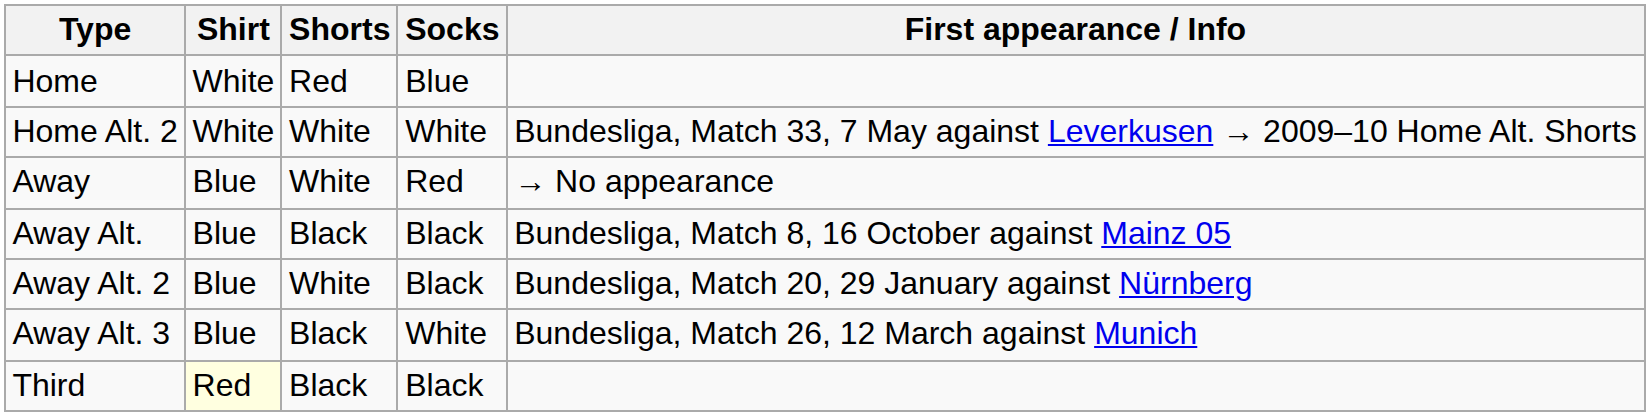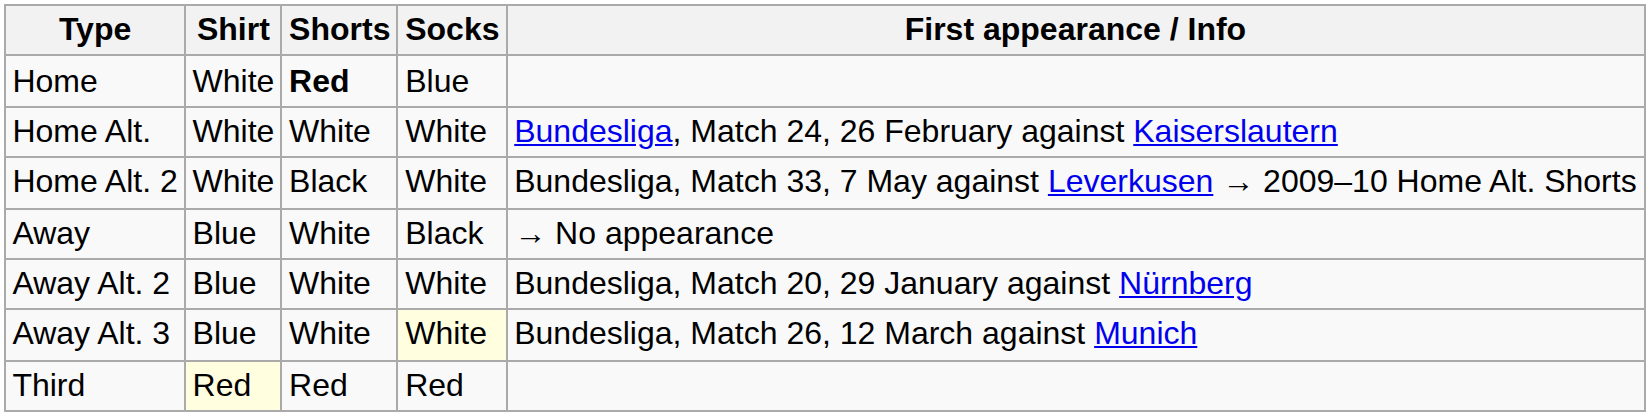(318, 80) normal -> (319, 80) bold
+ row: (82, 131)
(330, 131) White -> (328, 182) Black
(435, 182) Red -> (444, 232) Black
- row: (78, 232)
(444, 283) Black -> (446, 283) White
(328, 334) Black -> (330, 334) White
(446, 334) no background -> (446, 334) lightyellow background
(328, 385) Black -> (318, 385) Red
(444, 385) Black -> (435, 385) Red
